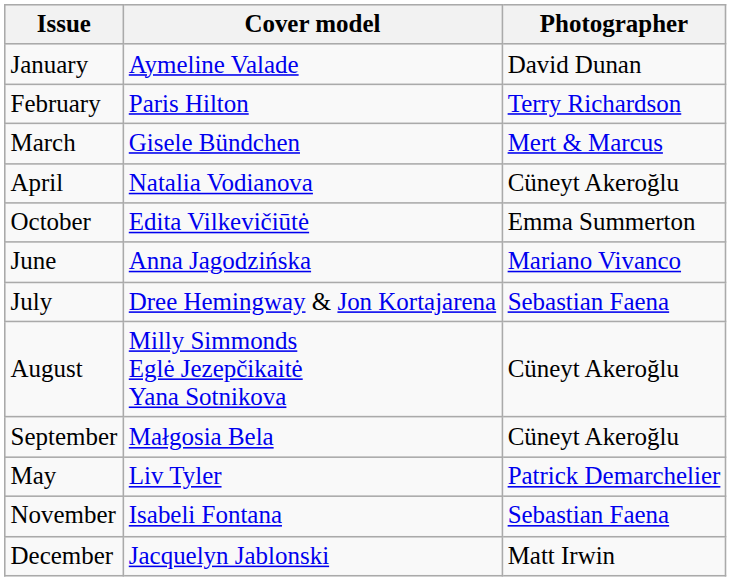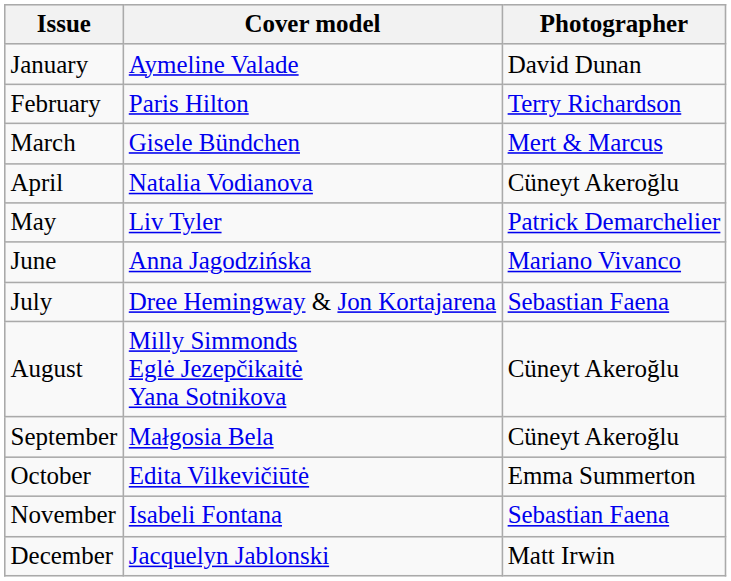rows swapped: (33, 476) <-> (51, 222)
